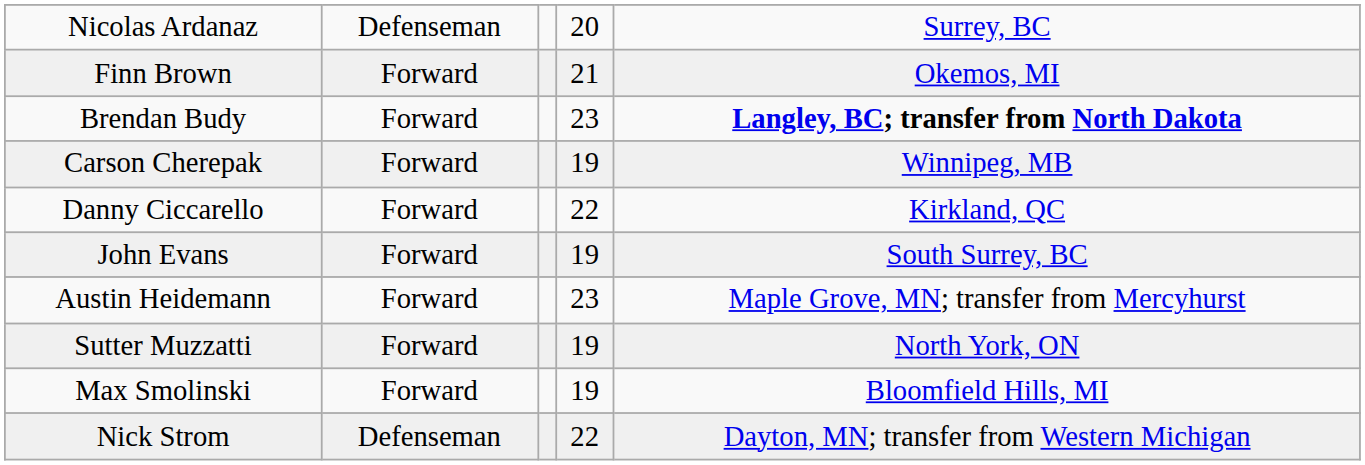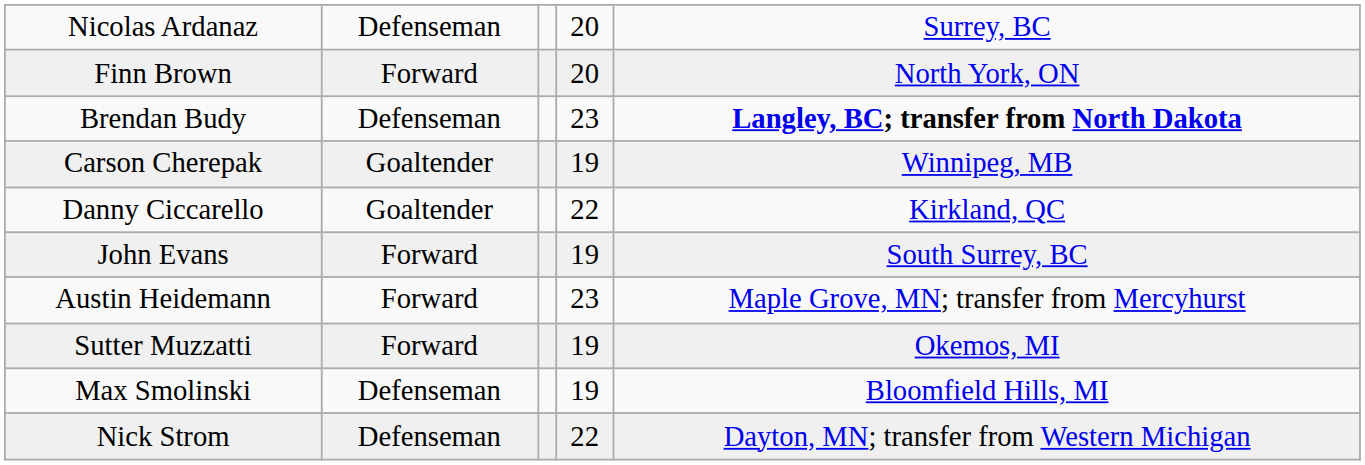(585, 72) 21 -> (585, 72) 20
(987, 72) Okemos, MI -> (987, 72) North York, ON
(429, 118) Forward -> (429, 118) Defenseman
(429, 163) Forward -> (429, 163) Goaltender
(429, 208) Forward -> (429, 208) Goaltender
(987, 345) North York, ON -> (987, 345) Okemos, MI
(429, 390) Forward -> (429, 390) Defenseman
